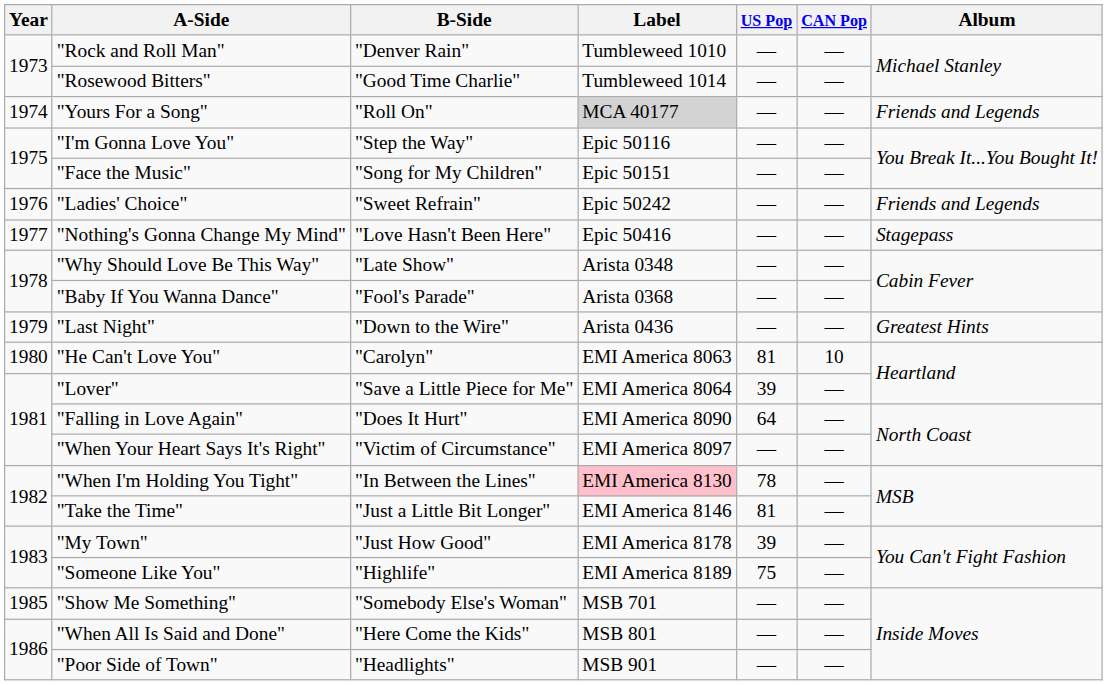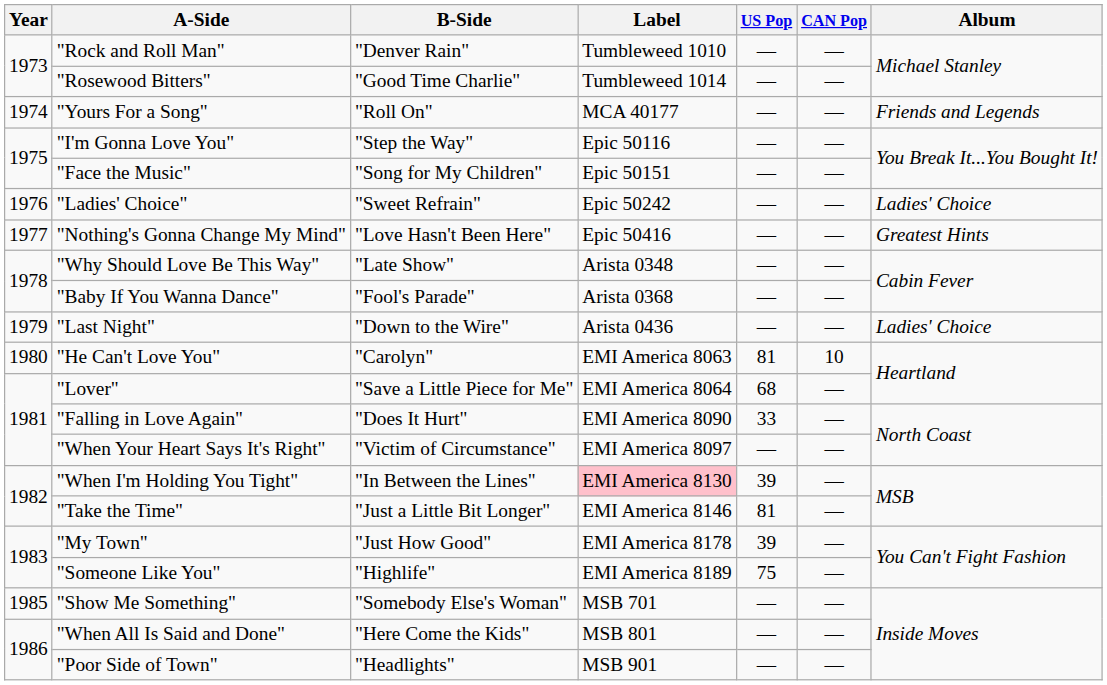(630, 111) lightgrey background -> (630, 111) no background
(958, 204) Friends and Legends -> (934, 204) Ladies' Choice
(915, 234) Stagepass -> (932, 234) Greatest Hints
(932, 326) Greatest Hints -> (934, 326) Ladies' Choice
(766, 388) 39 -> (766, 388) 68
(766, 419) 64 -> (766, 419) 33
(766, 480) 78 -> (766, 480) 39
